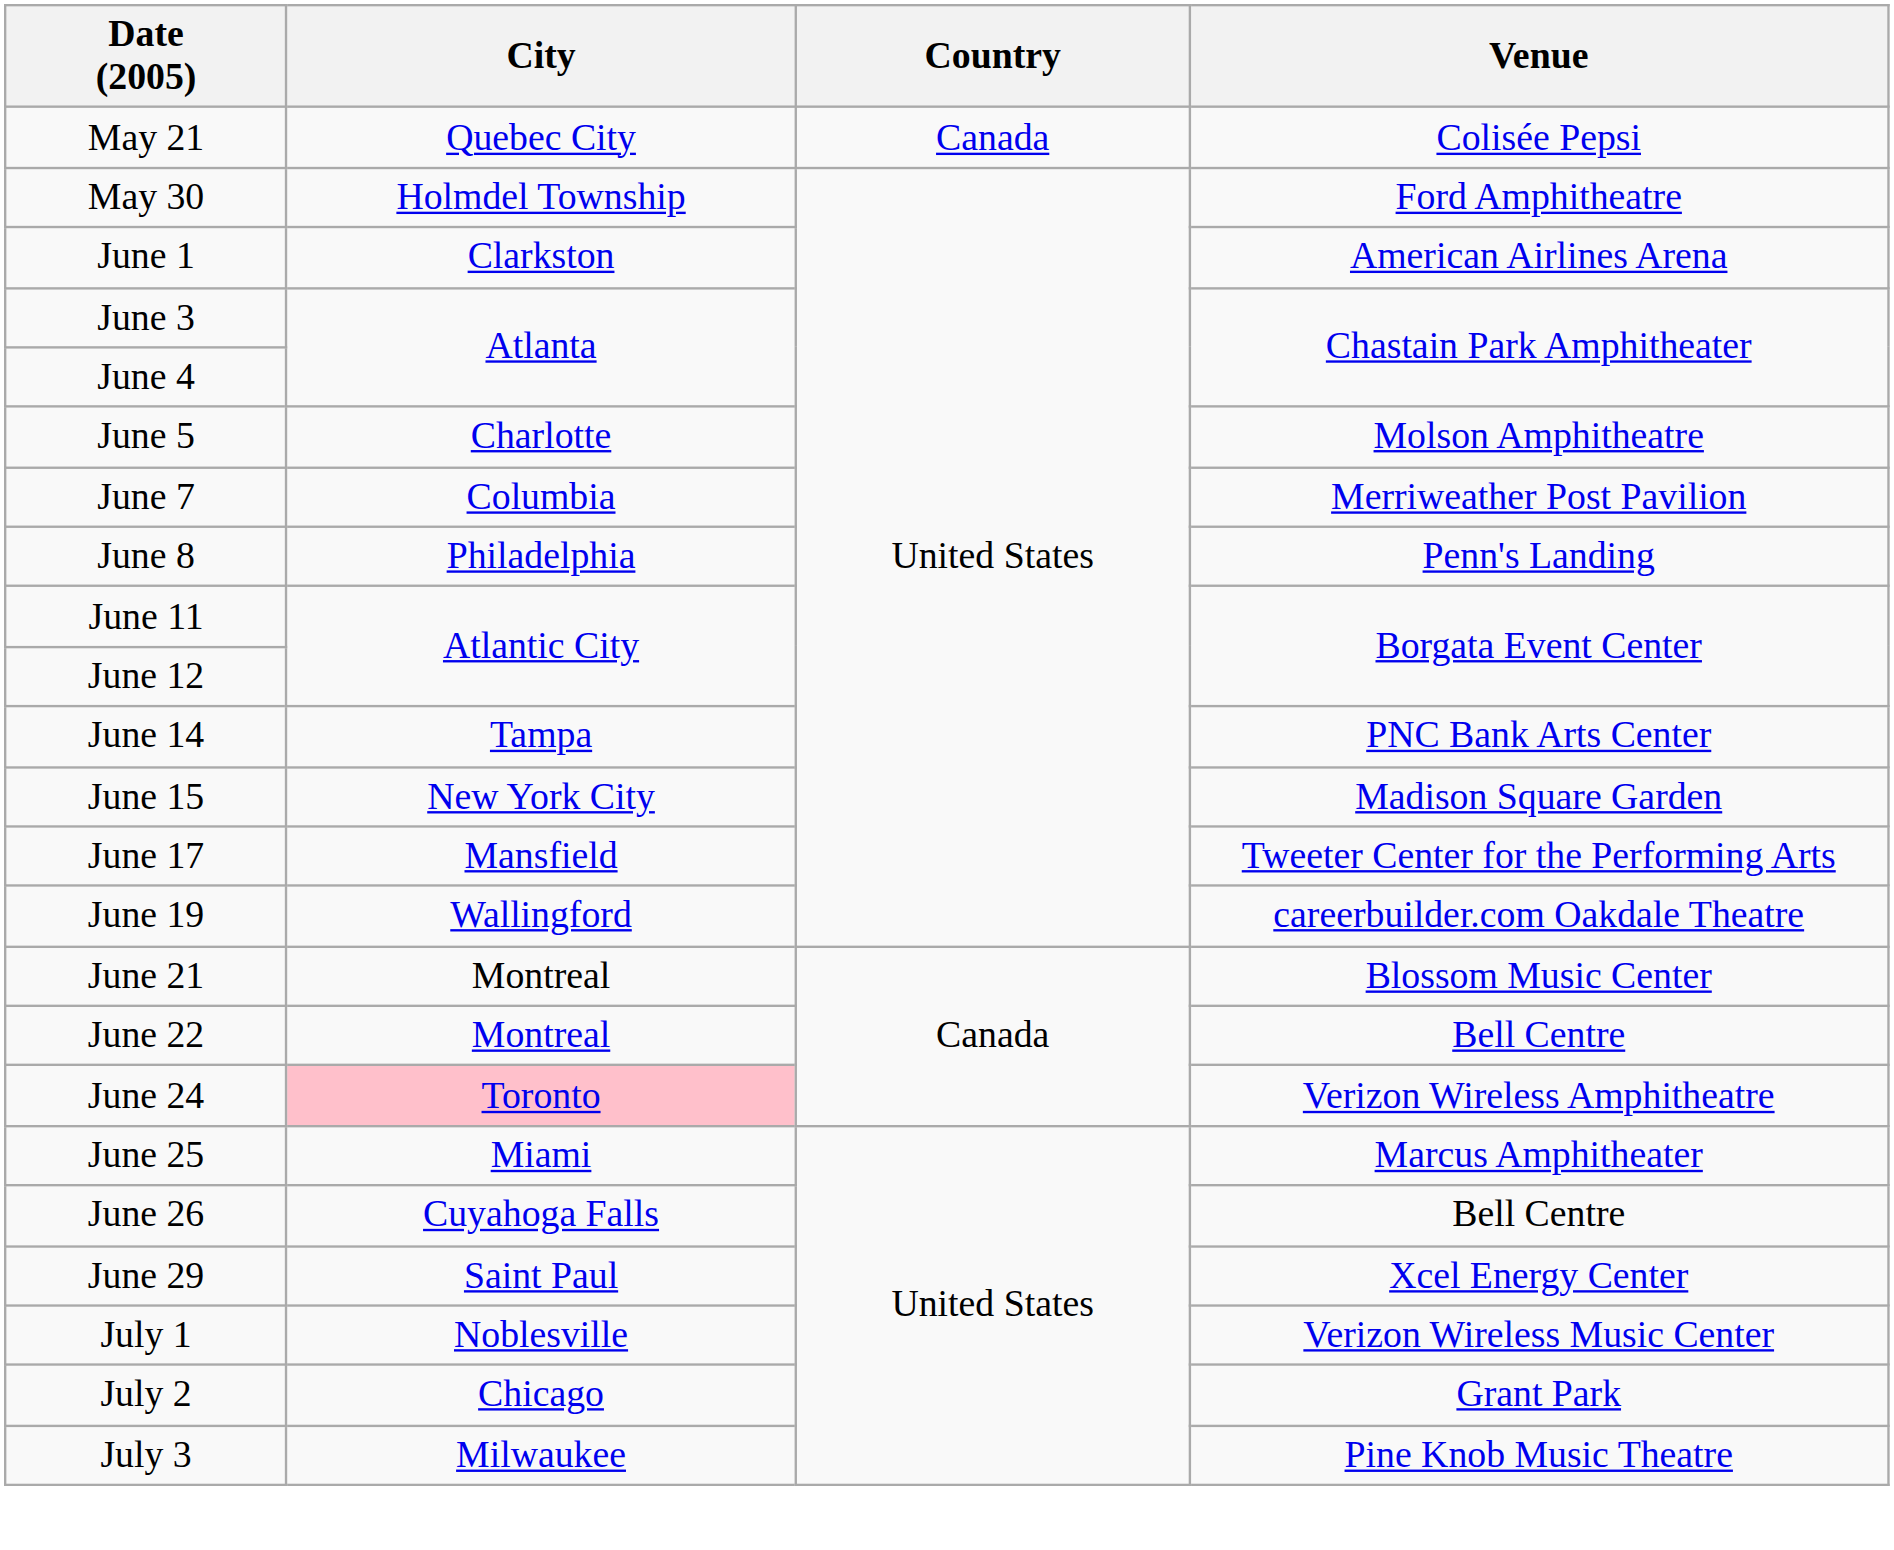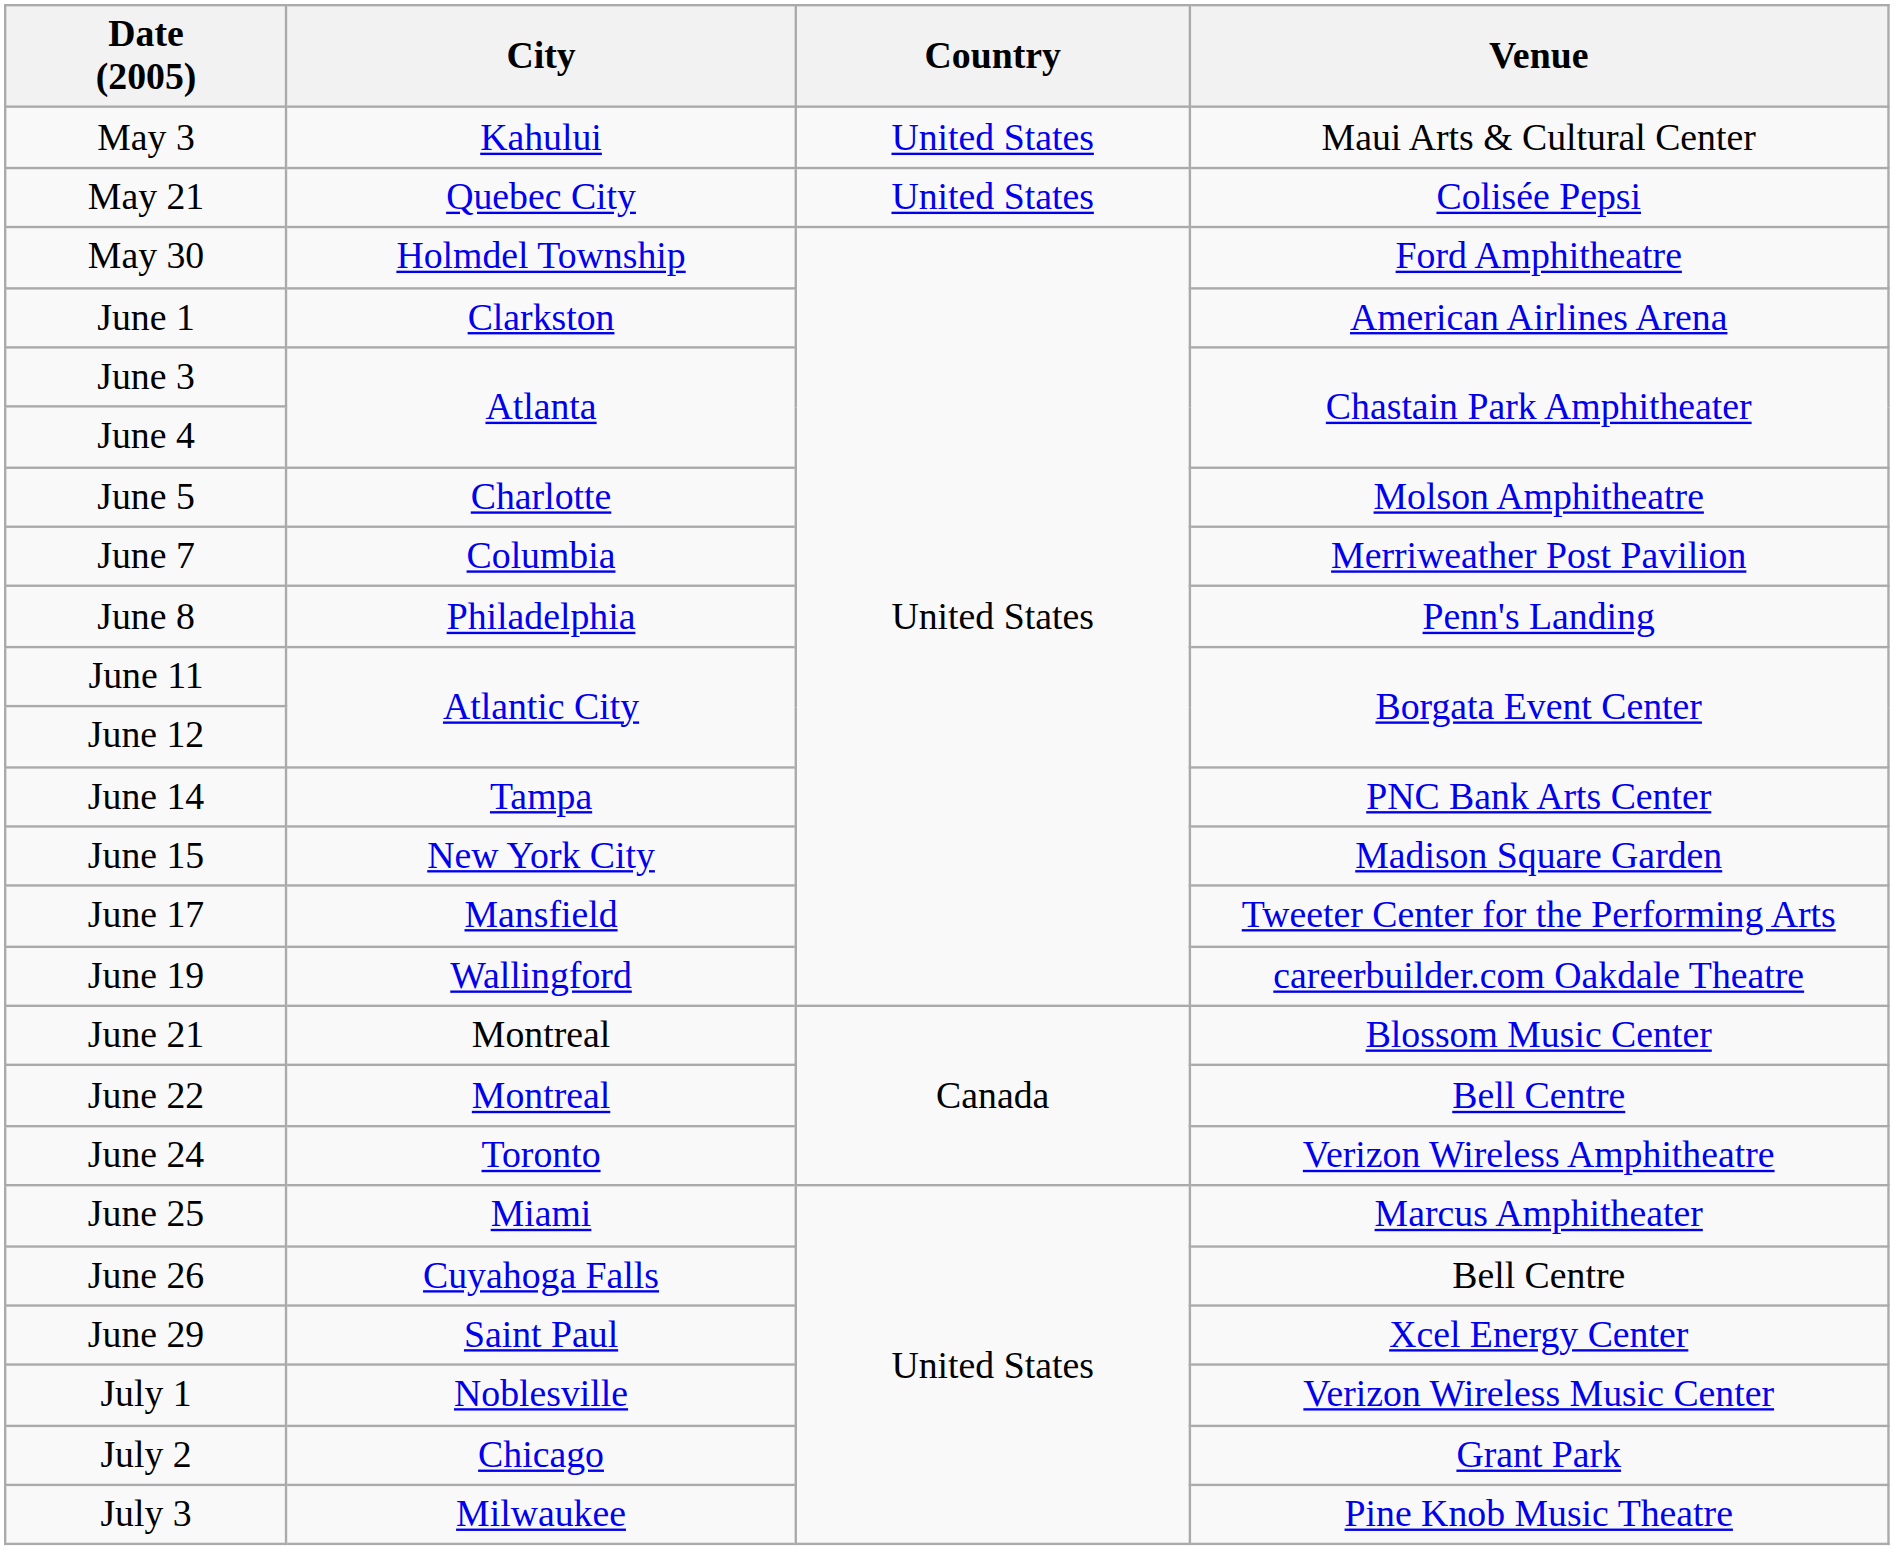+ row: (146, 136)
(993, 136) Canada -> (993, 196) United States
(541, 1094) pink background -> (541, 1154) no background
